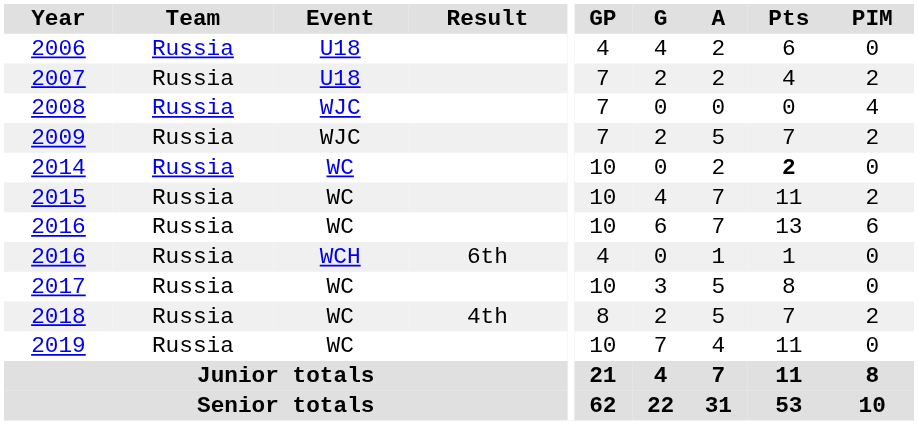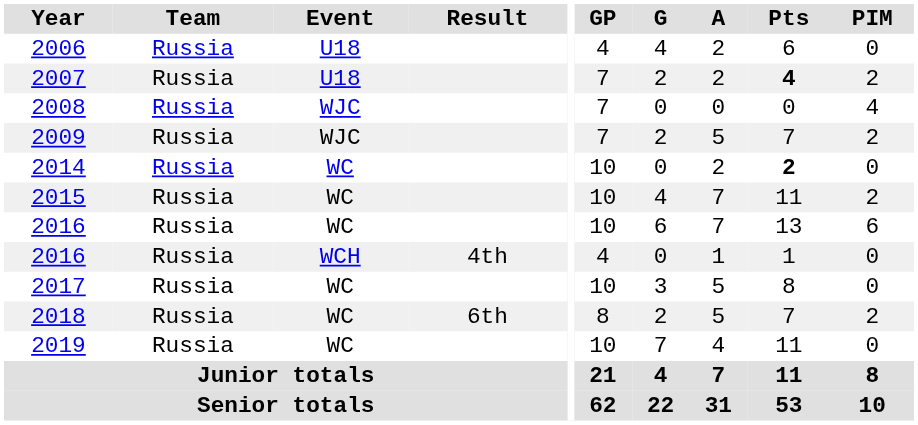(789, 78) normal -> (789, 78) bold
(487, 257) 6th -> (487, 257) 4th
(487, 316) 4th -> (487, 316) 6th
